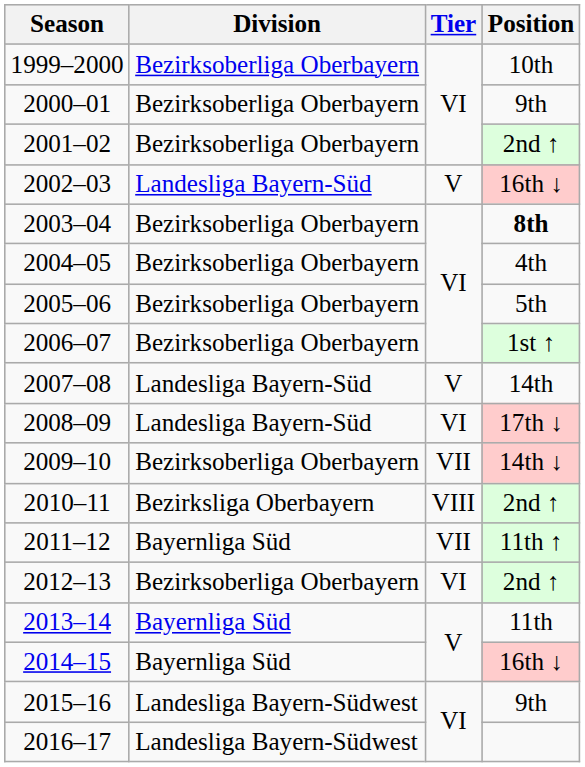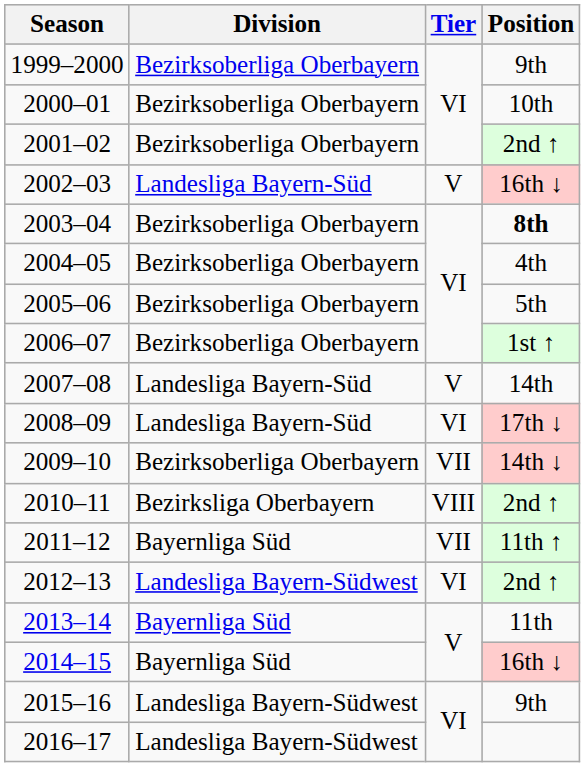(531, 64) 10th -> (531, 64) 9th
(531, 104) 9th -> (531, 104) 10th
(277, 582) Bezirksoberliga Oberbayern -> (276, 582) Landesliga Bayern-Südwest
